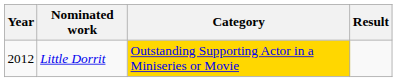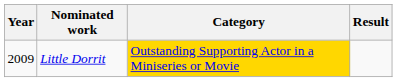(21, 58) 2012 -> (21, 58) 2009
